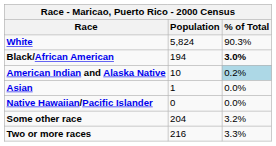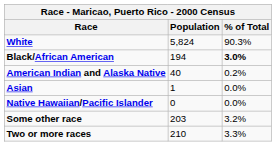(175, 73) 10 -> (175, 73) 40
(235, 73) lightblue background -> (235, 73) no background
(178, 118) 204 -> (178, 118) 203
(178, 133) 216 -> (178, 133) 210
